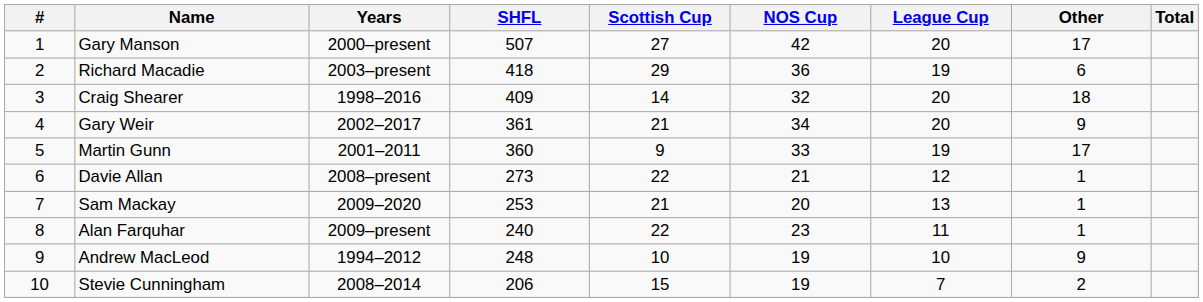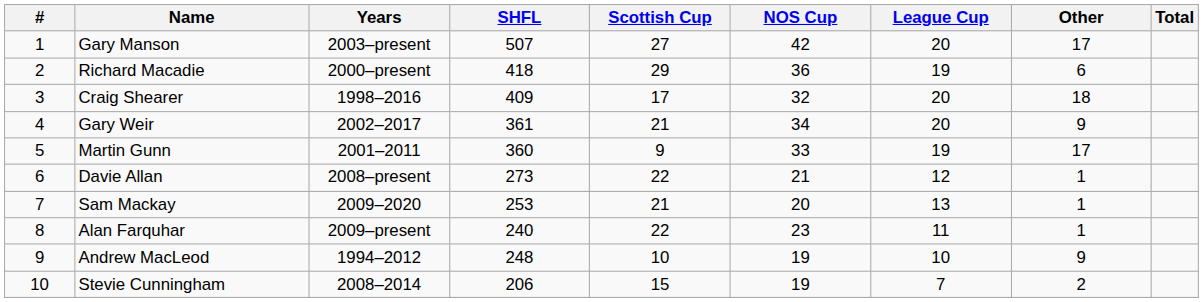(379, 44) 2000–present -> (379, 44) 2003–present
(379, 71) 2003–present -> (379, 71) 2000–present
(660, 97) 14 -> (660, 97) 17
